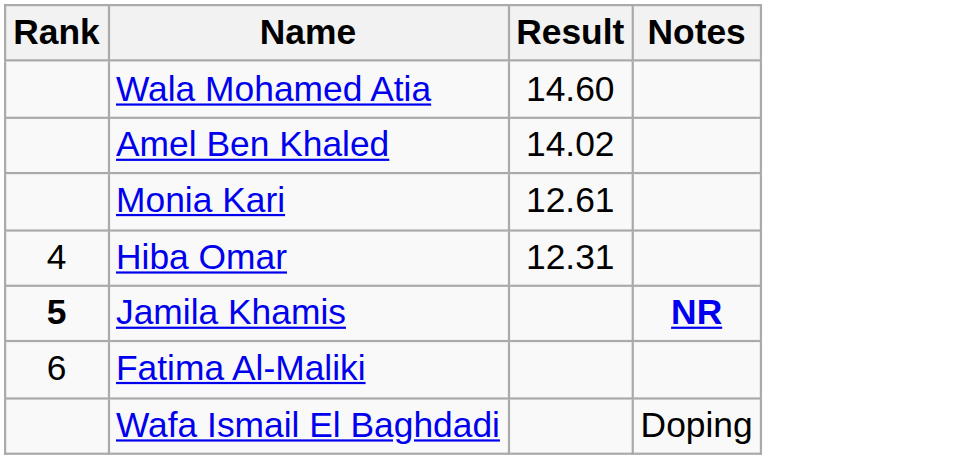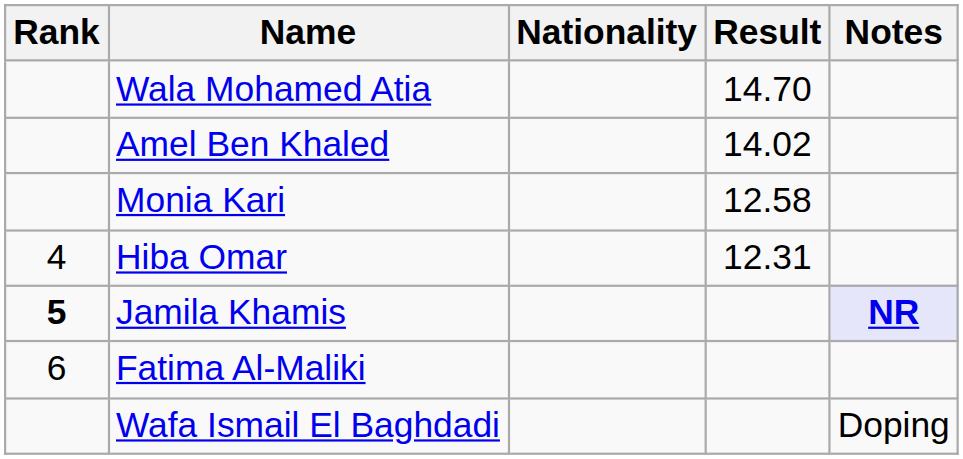+ column: (607, 32)
(570, 88) 14.60 -> (767, 88) 14.70
(570, 200) 12.61 -> (767, 200) 12.58
(697, 312) no background -> (894, 312) lavender background
